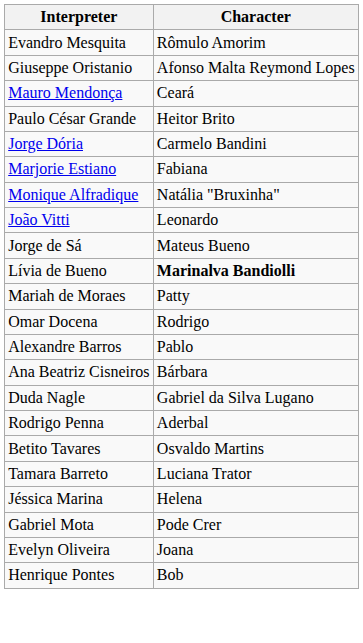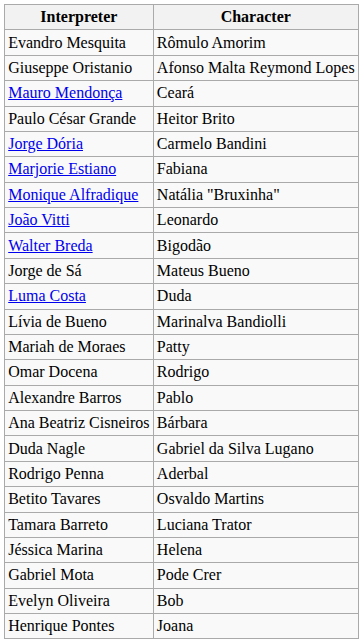+ row: (50, 245)
+ row: (47, 296)
(226, 270) bold -> (222, 321) normal
(175, 550) Joana -> (170, 600) Bob
(170, 575) Bob -> (175, 626) Joana
